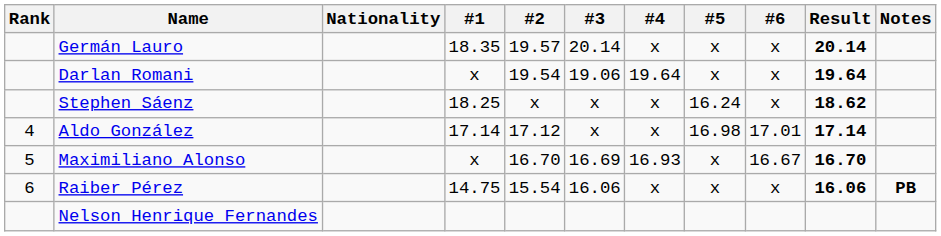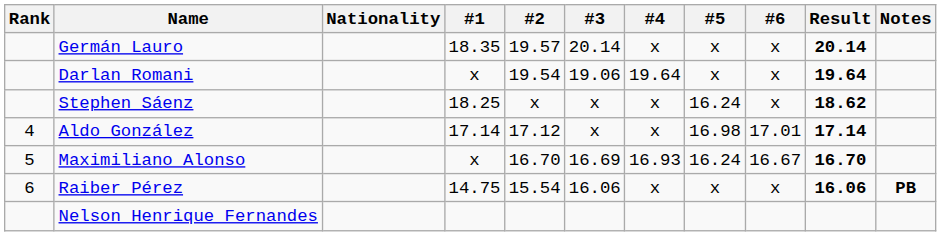(715, 160) x -> (715, 160) 16.24
